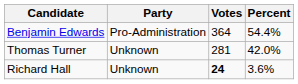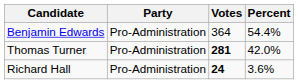(134, 50) Unknown -> (158, 50) Pro-Administration
(221, 50) normal -> (221, 50) bold
(134, 69) Unknown -> (158, 69) Pro-Administration
